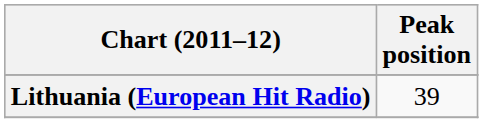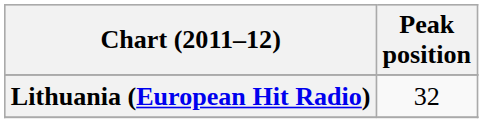(427, 95) 39 -> (427, 95) 32
